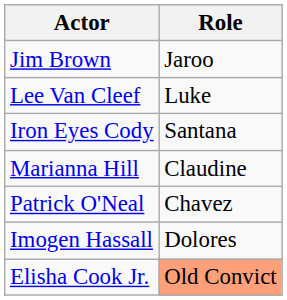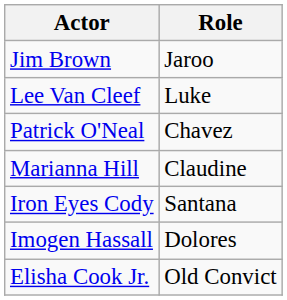rows swapped: (77, 204) <-> (82, 131)
(220, 276) lightsalmon background -> (220, 276) no background
